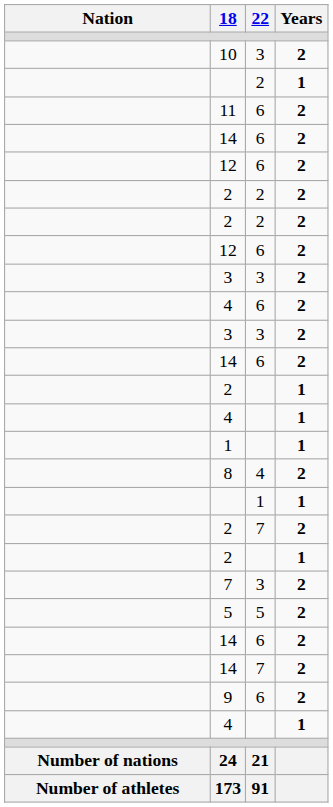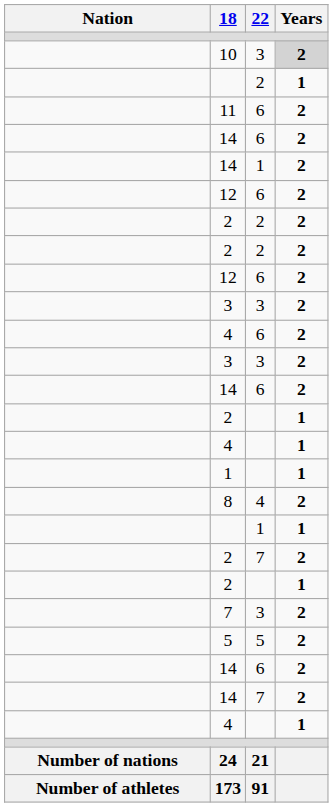(301, 54) no background -> (301, 54) lightgrey background
+ row: (228, 166)
- row: (228, 696)
